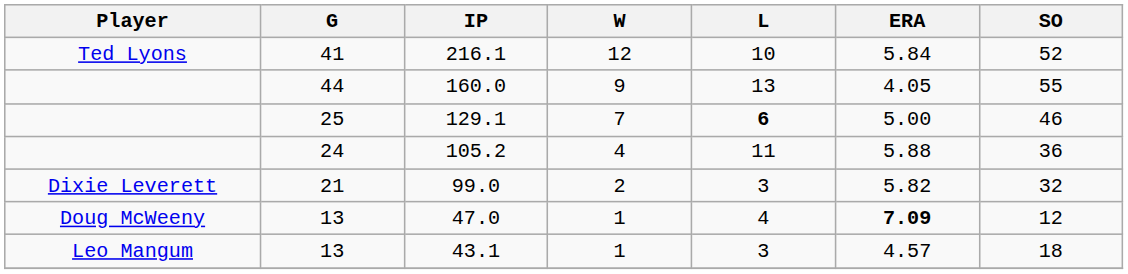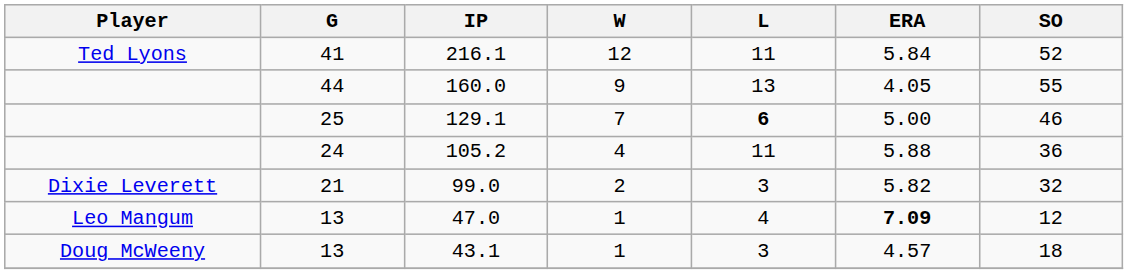(763, 54) 10 -> (763, 54) 11
(133, 218) Doug McWeeny -> (133, 218) Leo Mangum
(133, 251) Leo Mangum -> (133, 251) Doug McWeeny
